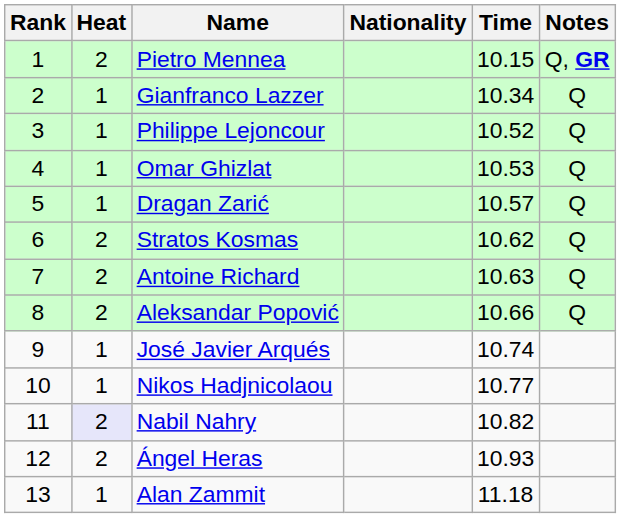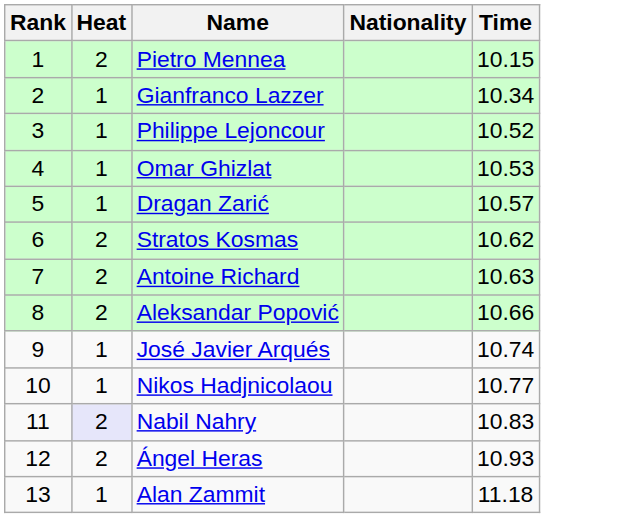- column: (577, 22)
(506, 421) 10.82 -> (506, 421) 10.83
